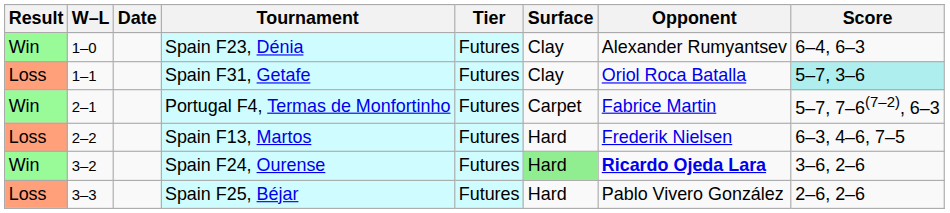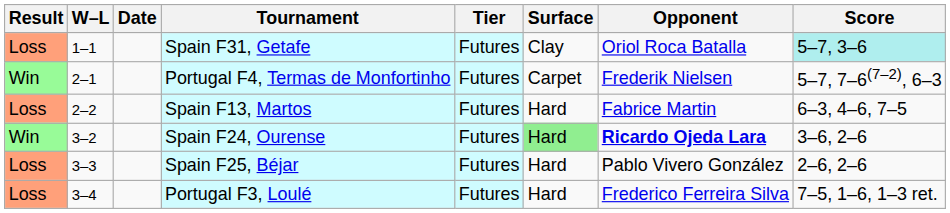- row: (234, 47)
(659, 106) Fabrice Martin -> (667, 77) Frederik Nielsen
(667, 137) Frederik Nielsen -> (659, 108) Fabrice Martin
+ row: (238, 194)
